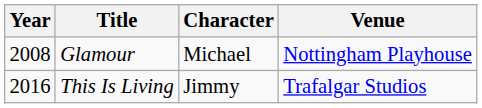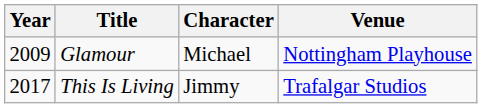(30, 53) 2008 -> (30, 53) 2009
(30, 86) 2016 -> (30, 86) 2017
